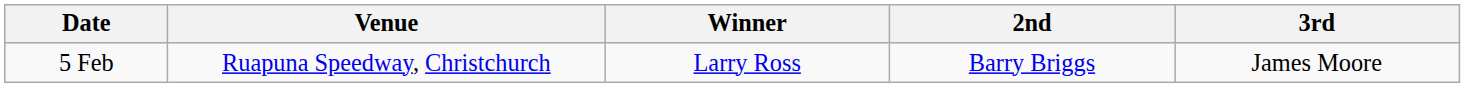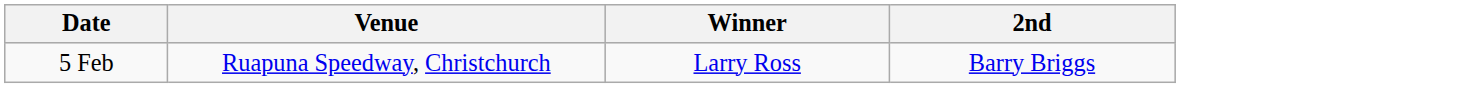- column: (1317, 23)
